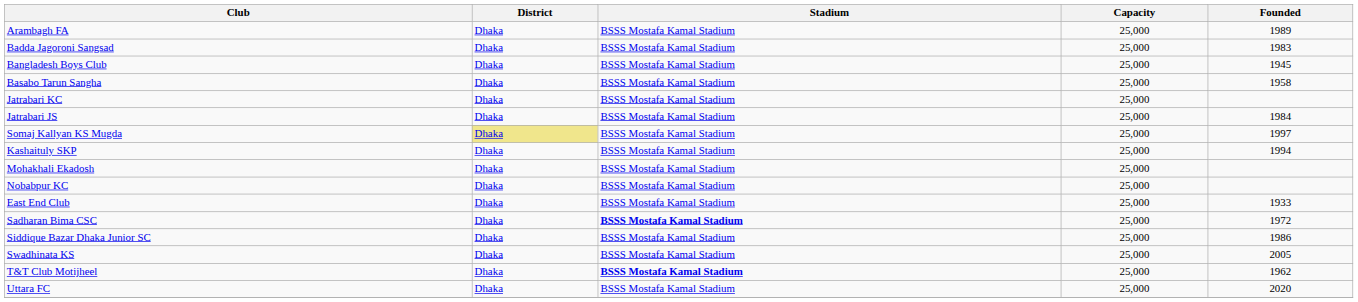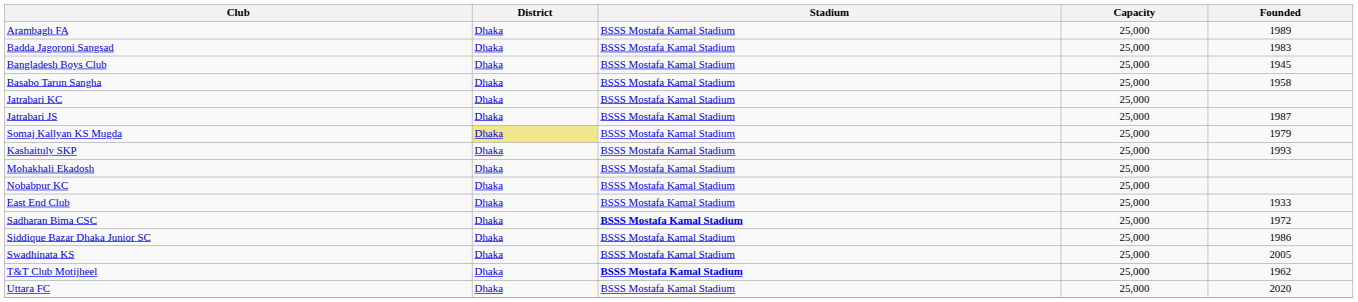(1280, 116) 1984 -> (1280, 116) 1987
(1280, 133) 1997 -> (1280, 133) 1979
(1280, 151) 1994 -> (1280, 151) 1993
